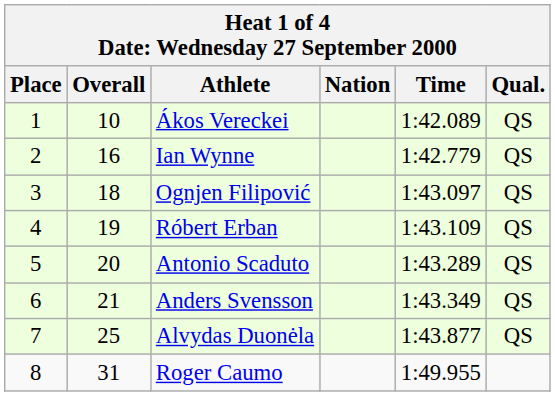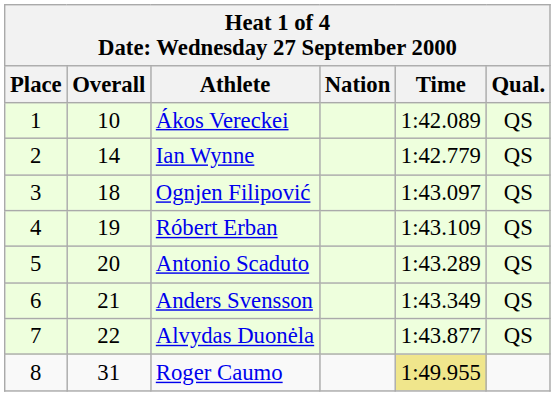(109, 156) 16 -> (109, 156) 14
(109, 336) 25 -> (109, 336) 22
(441, 372) no background -> (441, 372) khaki background
